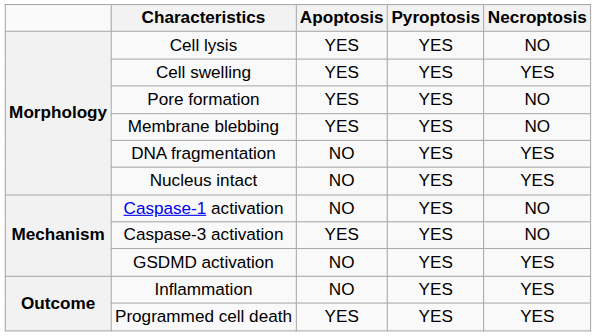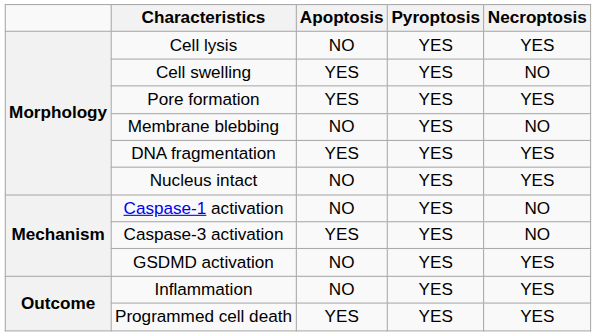(342, 45) YES -> (342, 45) NO
(537, 45) NO -> (537, 45) YES
(537, 72) YES -> (537, 72) NO
(537, 99) NO -> (537, 99) YES
(342, 126) YES -> (342, 126) NO
(342, 153) NO -> (342, 153) YES
